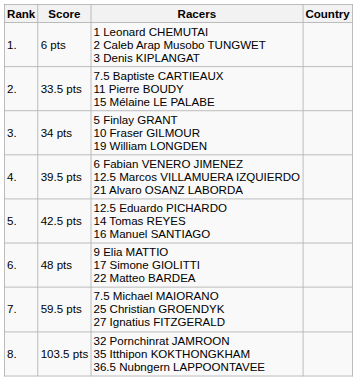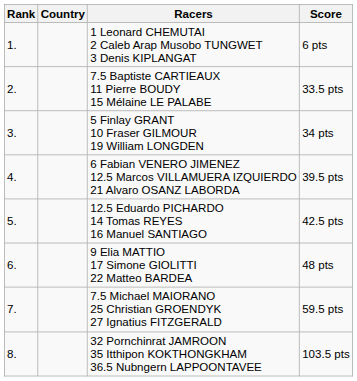columns swapped: (328, 14) <-> (64, 14)
